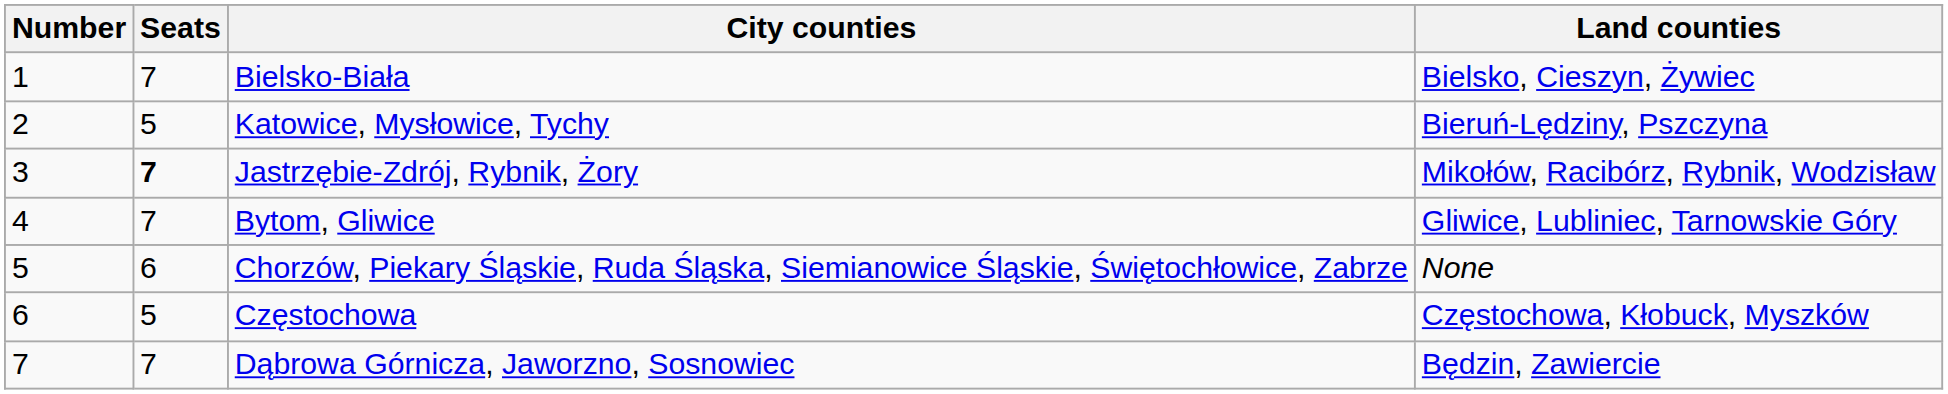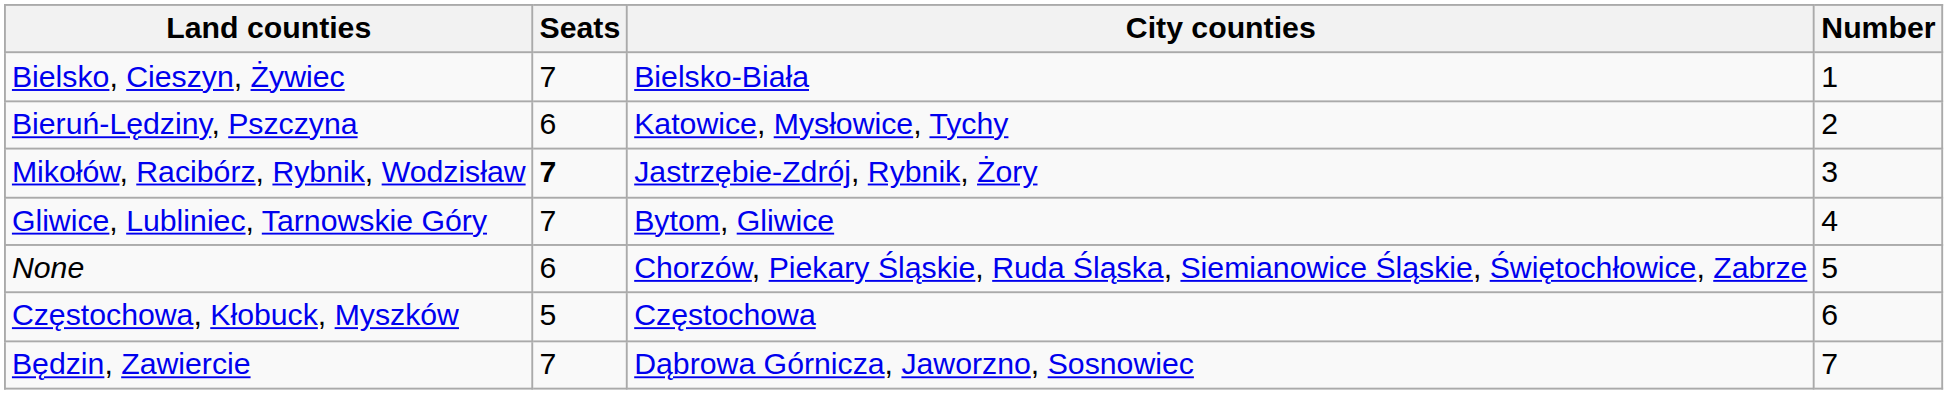columns swapped: (69, 28) <-> (1679, 28)
(149, 124) 5 -> (548, 124) 6
